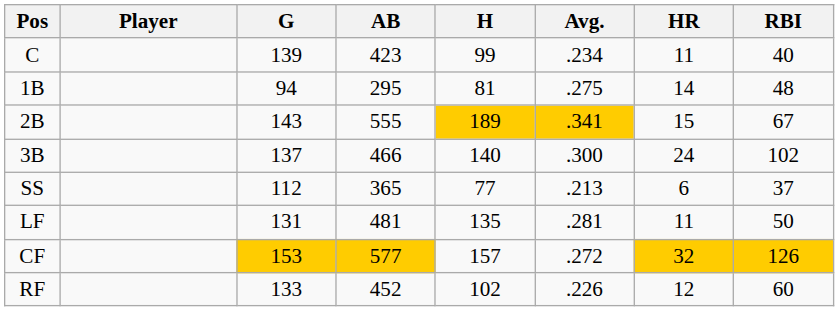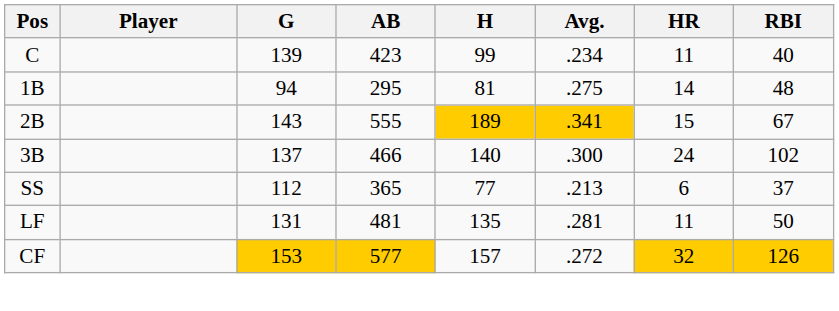- row: (32, 289)
